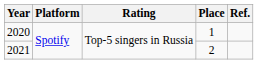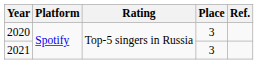(212, 31) 1 -> (212, 31) 3
(212, 50) 2 -> (212, 50) 3
